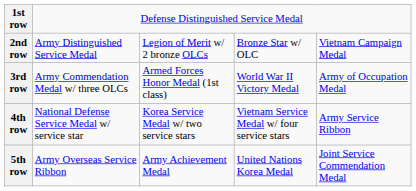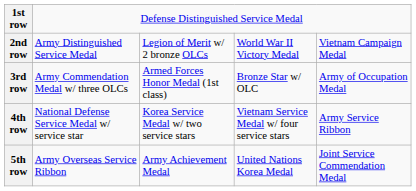(269, 48) Bronze Star w/ OLC -> (268, 48) World War II Victory Medal
(268, 83) World War II Victory Medal -> (269, 83) Bronze Star w/ OLC
